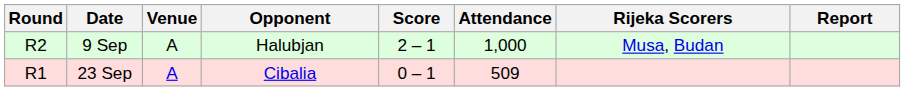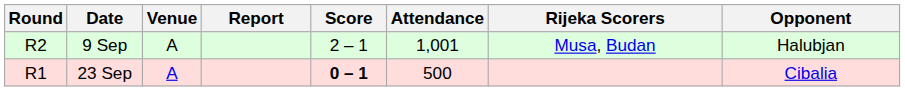columns swapped: (290, 18) <-> (845, 18)
(505, 46) 1,000 -> (437, 46) 1,001
(417, 73) normal -> (349, 73) bold
(505, 73) 509 -> (437, 73) 500
